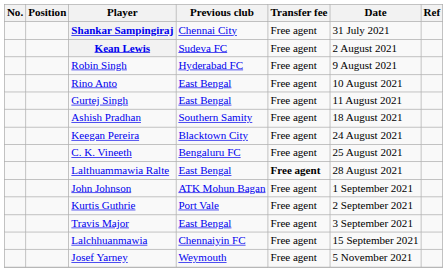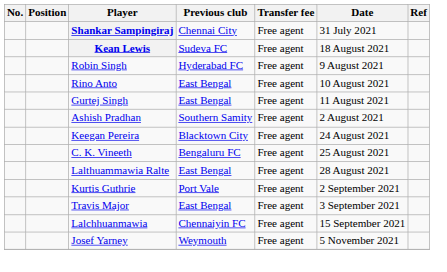(365, 48) 2 August 2021 -> (354, 48) 18 August 2021
(368, 118) 18 August 2021 -> (352, 118) 2 August 2021
(295, 170) bold -> (281, 170) normal
- row: (101, 188)
